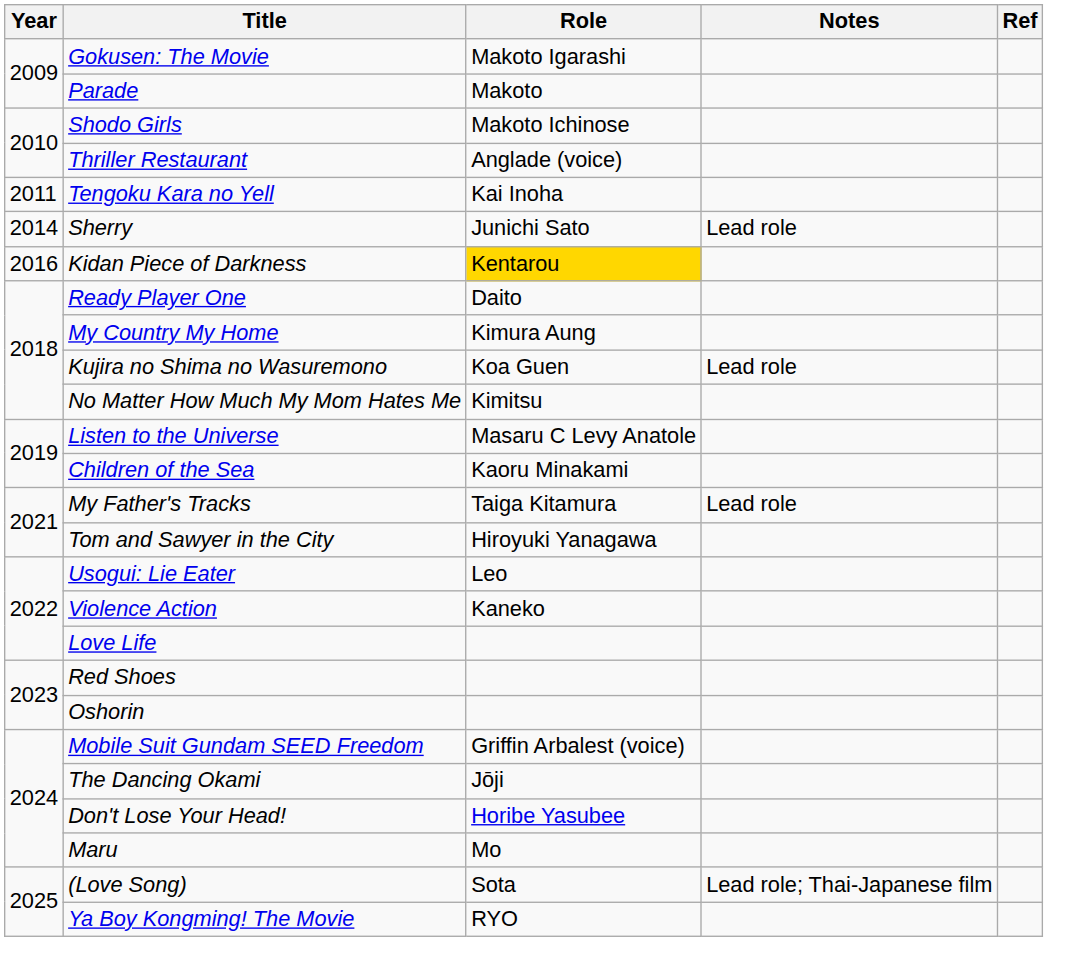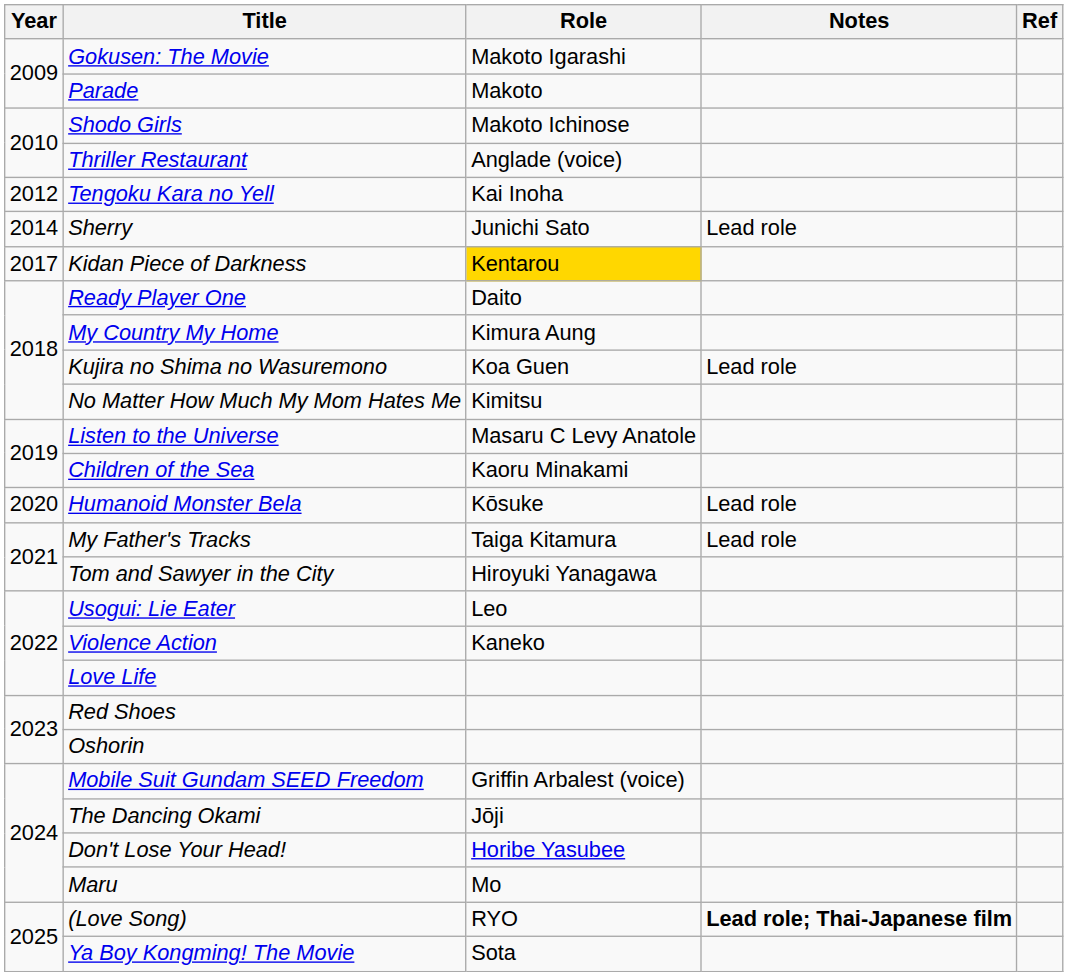(33, 194) 2011 -> (34, 194) 2012
(34, 263) 2016 -> (34, 263) 2017
+ row: (185, 504)
(494, 884) Sota -> (495, 919) RYO
(849, 884) normal -> (859, 919) bold
(495, 919) RYO -> (494, 953) Sota
